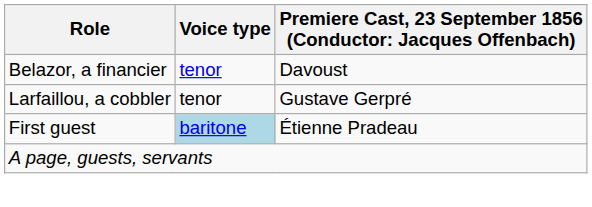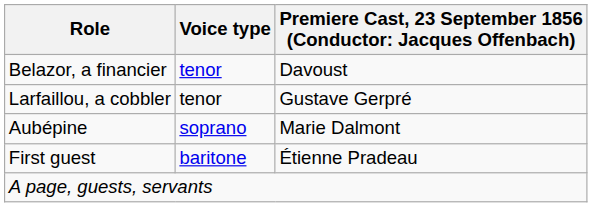+ row: (48, 128)
(213, 128) lightblue background -> (213, 157) no background
